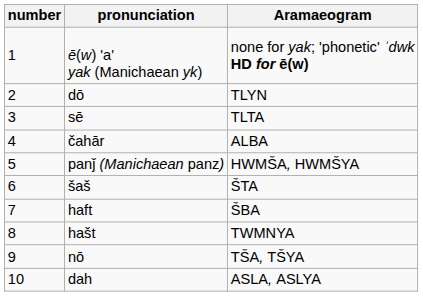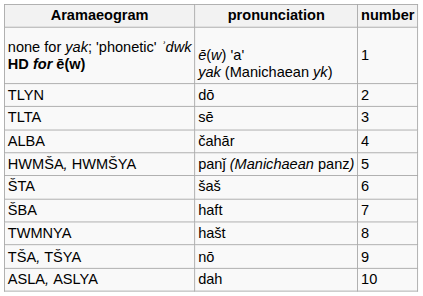columns swapped: (35, 16) <-> (323, 16)
